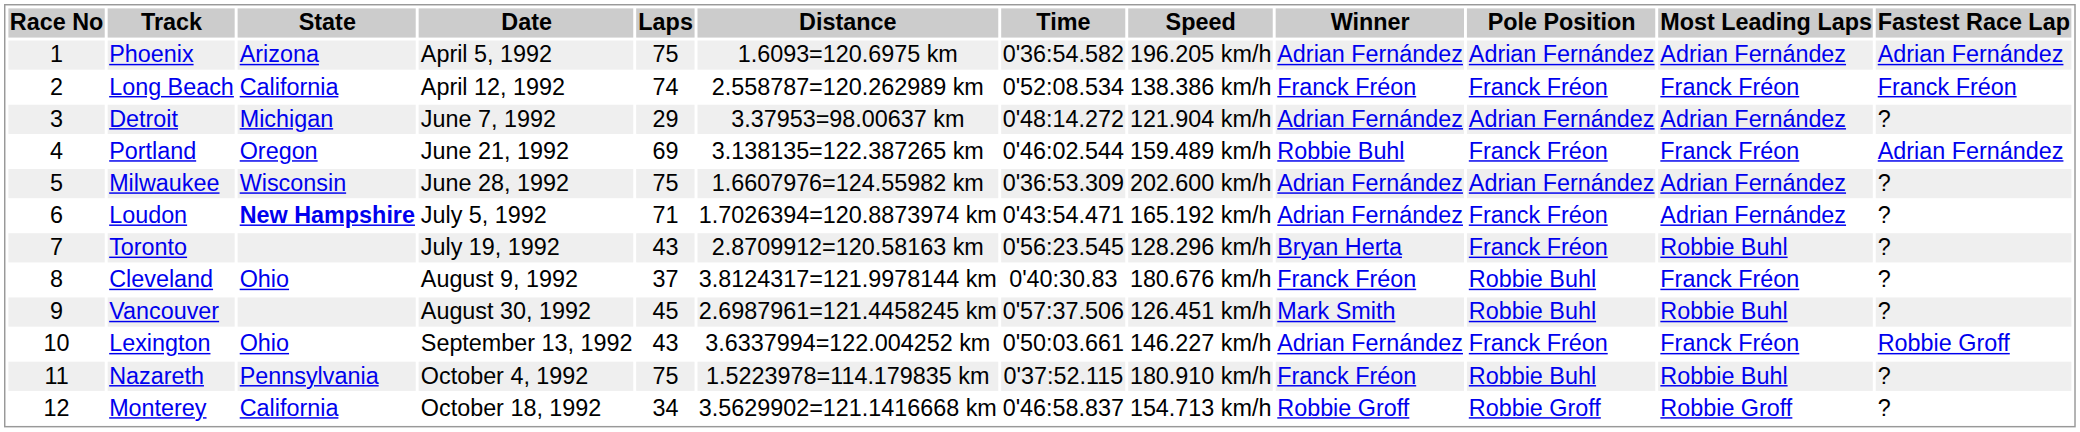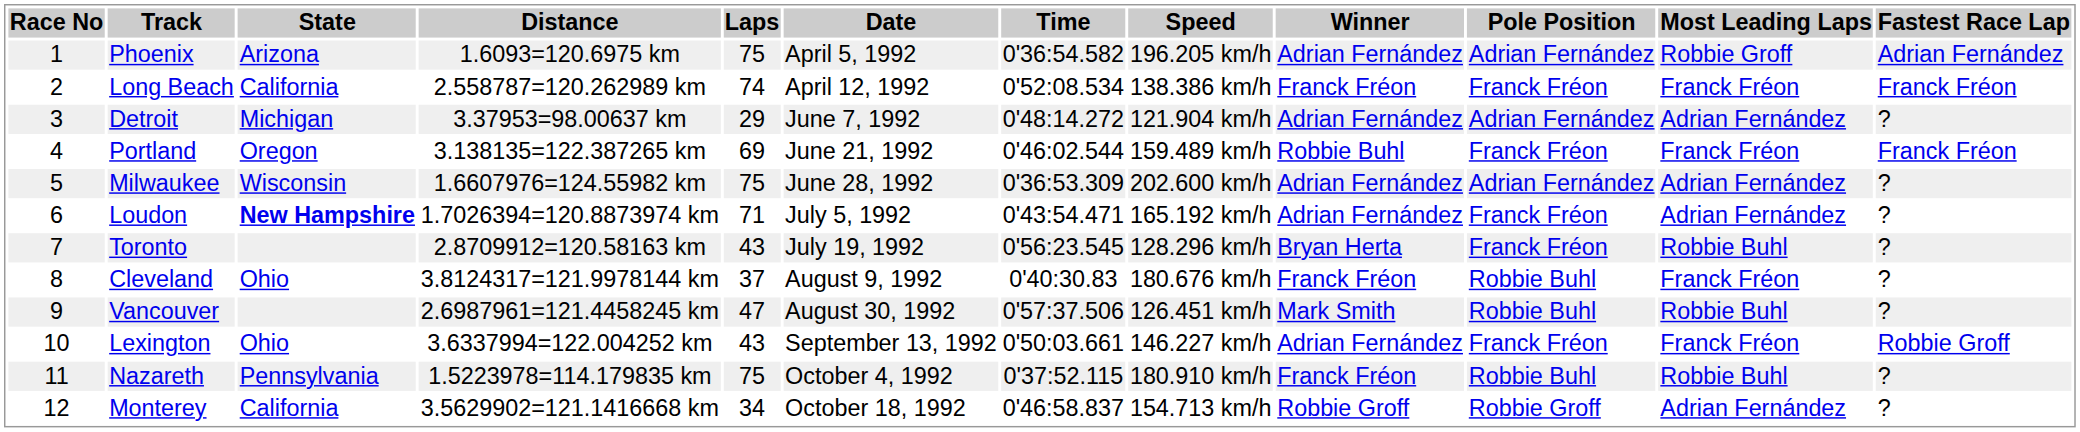columns swapped: (527, 22) <-> (848, 22)
(1753, 54) Adrian Fernández -> (1726, 54) Robbie Groff
(1971, 151) Adrian Fernández -> (1947, 151) Franck Fréon
(666, 311) 45 -> (752, 311) 47
(1726, 408) Robbie Groff -> (1753, 408) Adrian Fernández
